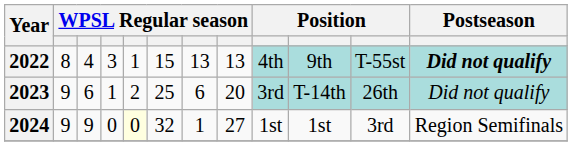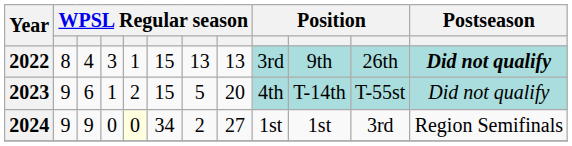(271, 61) 4th -> (271, 61) 3rd
(380, 61) T-55st -> (380, 61) 26th
(164, 93) 25 -> (164, 93) 15
(200, 93) 6 -> (200, 93) 5
(271, 93) 3rd -> (271, 93) 4th
(380, 93) 26th -> (380, 93) T-55st
(164, 124) 32 -> (164, 124) 34
(200, 124) 1 -> (200, 124) 2
